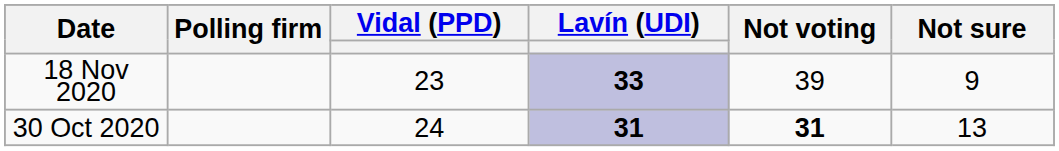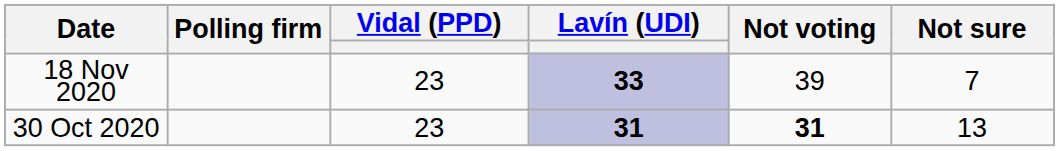(972, 82) 9 -> (972, 82) 7
(429, 128) 24 -> (429, 128) 23
